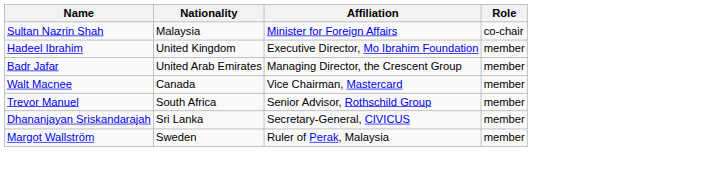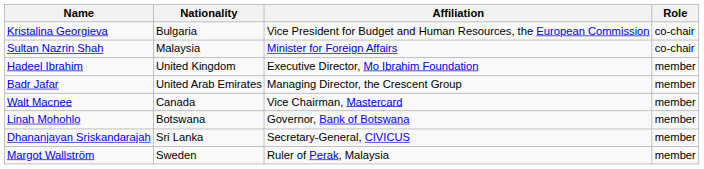+ row: (57, 31)
- row: (43, 102)
+ row: (44, 119)
